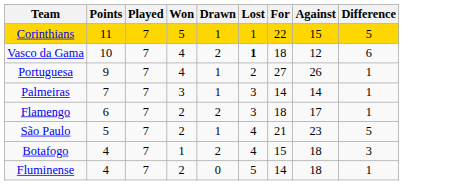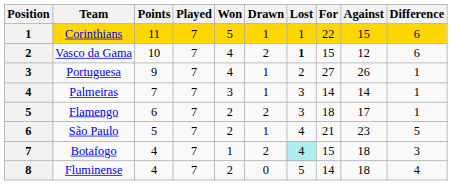+ column: (28, 14)
(369, 33) 5 -> (417, 33) 6
(280, 53) 18 -> (328, 53) 15
(253, 151) no background -> (301, 151) paleturquoise background
(369, 170) 1 -> (417, 170) 4
